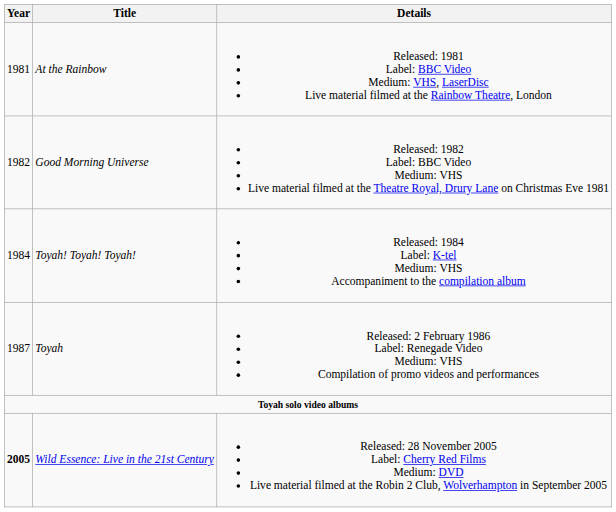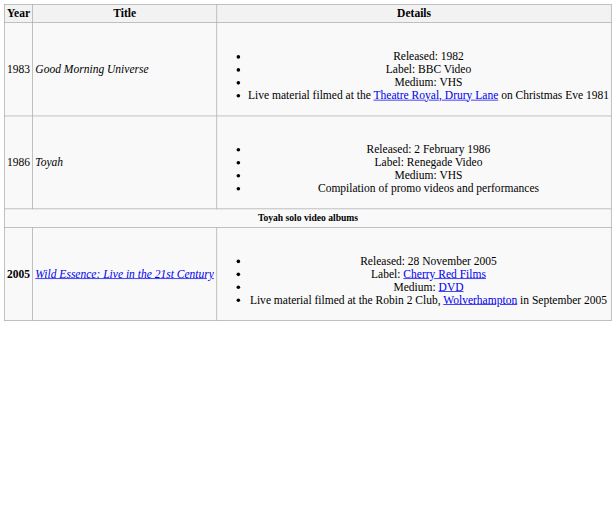- row: (71, 69)
(19, 162) 1982 -> (19, 69) 1983
- row: (86, 255)
(19, 348) 1987 -> (19, 162) 1986
